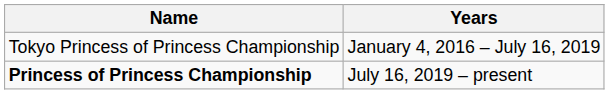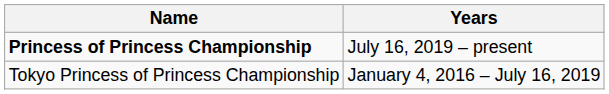rows swapped: (174, 46) <-> (160, 74)
